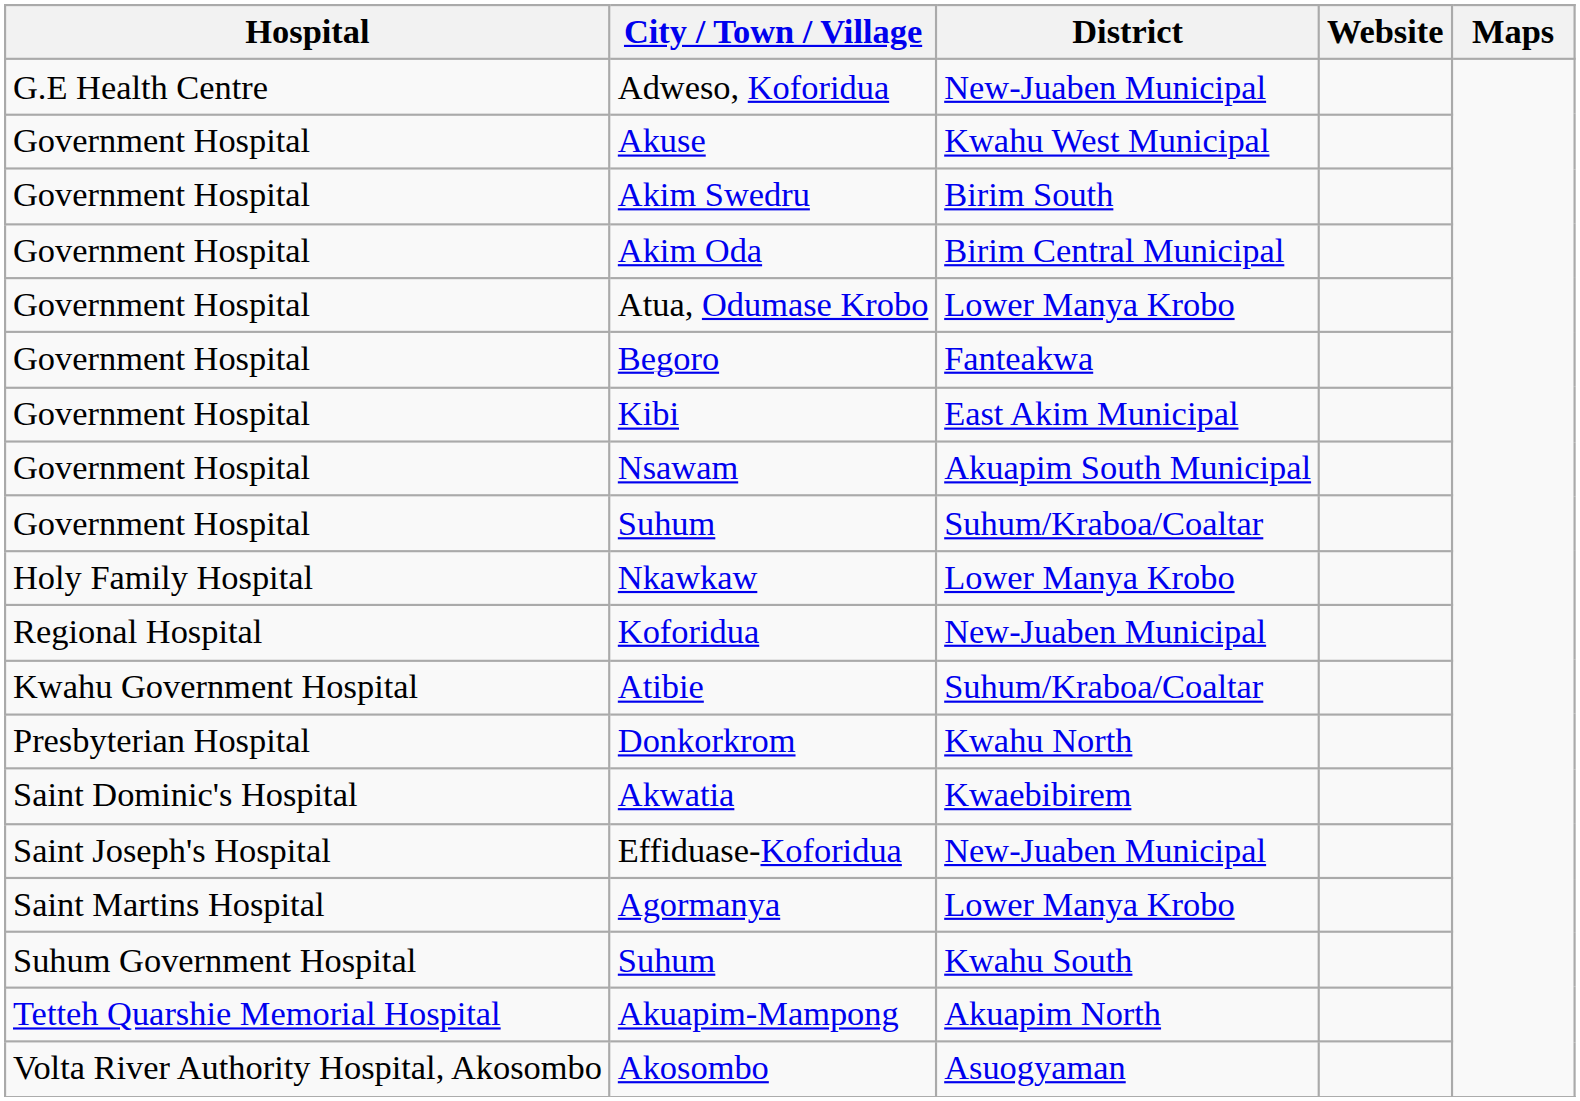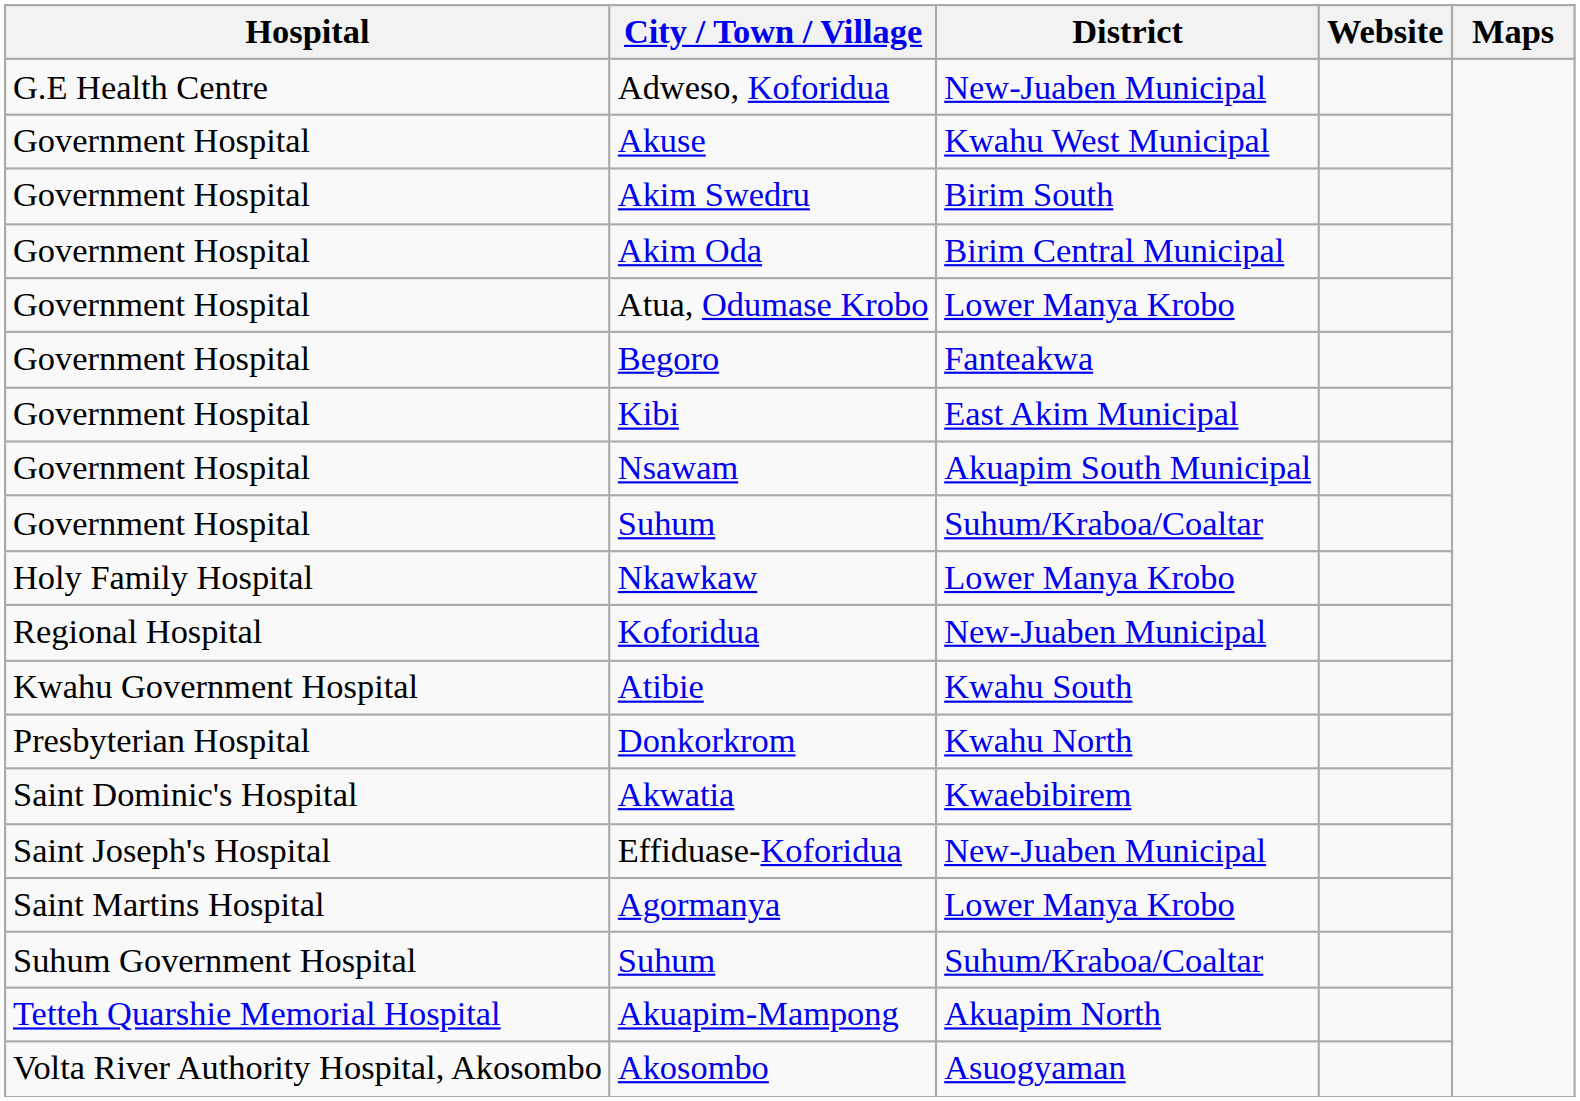(1104, 686) Suhum/Kraboa/Coaltar -> (1038, 686) Kwahu South
(1038, 959) Kwahu South -> (1104, 959) Suhum/Kraboa/Coaltar
